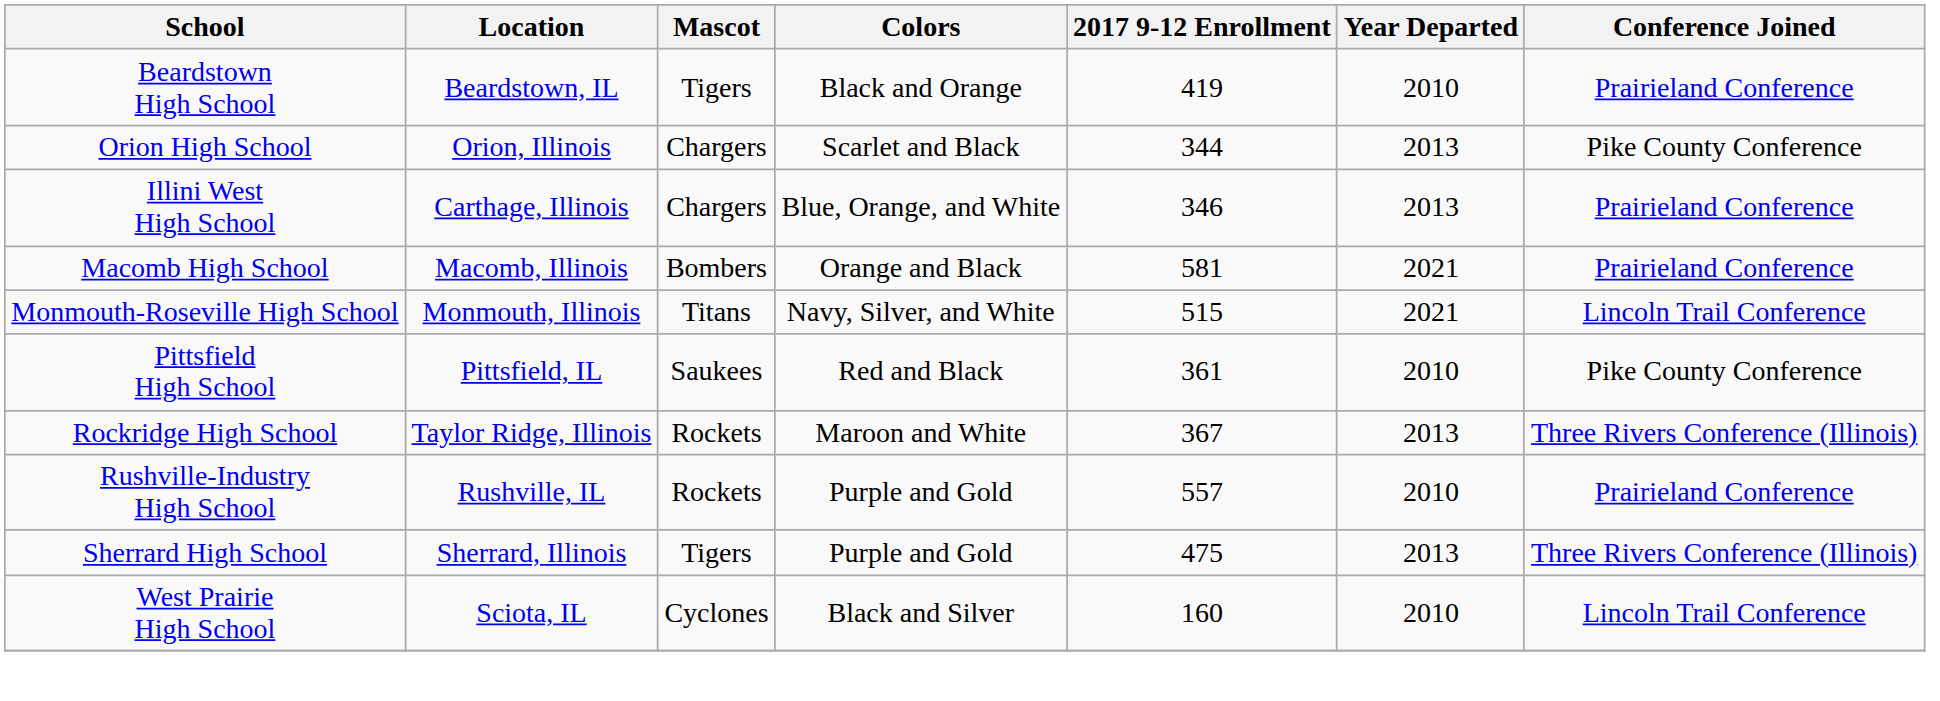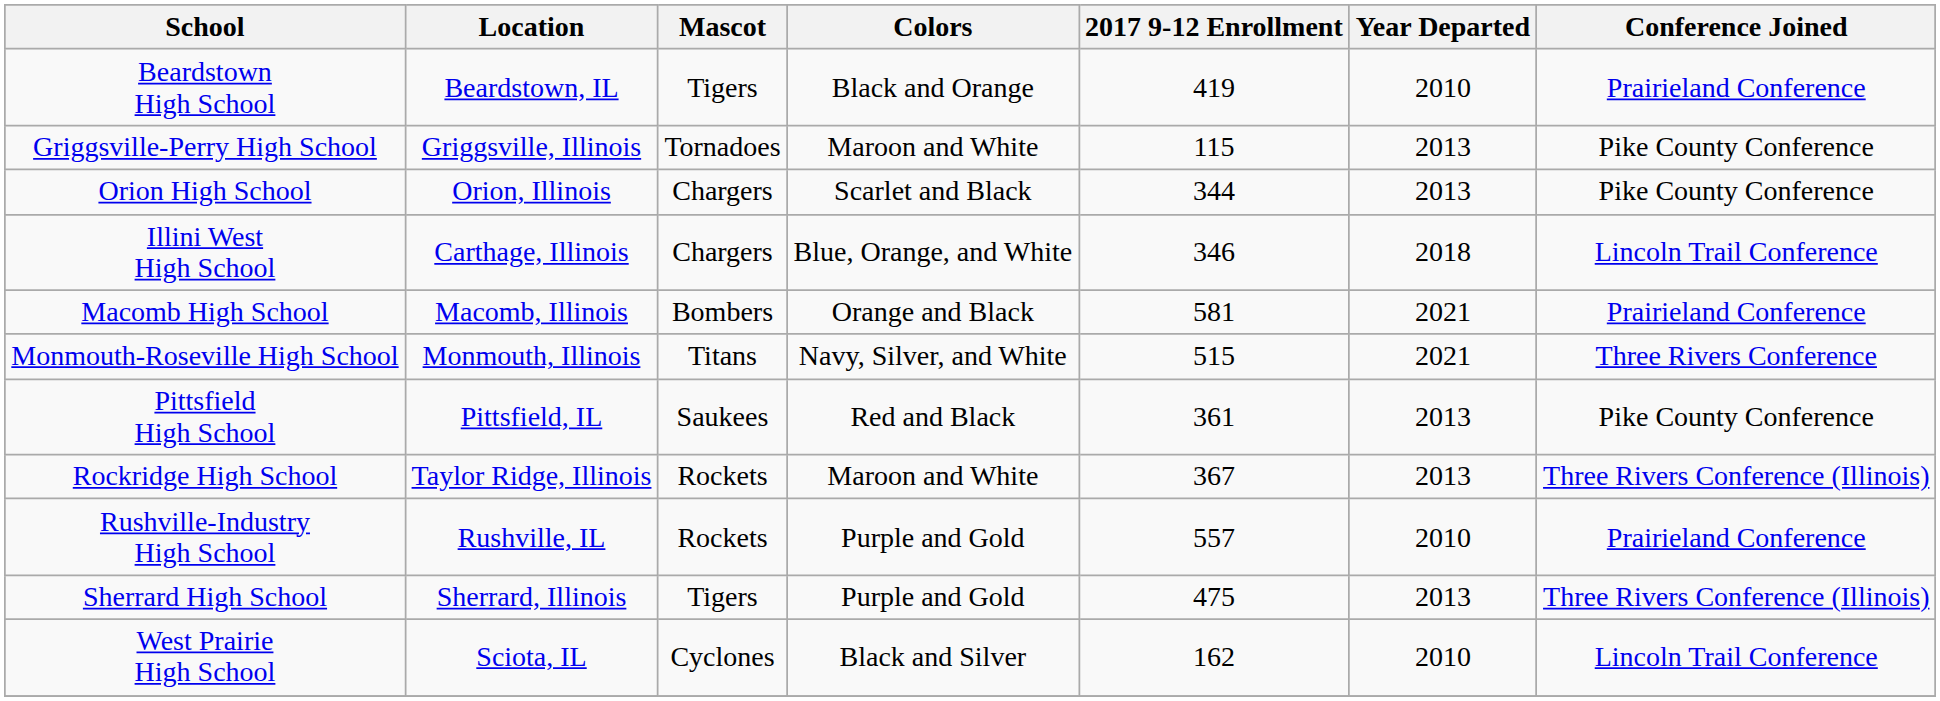+ row: (205, 147)
(1431, 207) 2013 -> (1443, 251) 2018
(1724, 207) Prairieland Conference -> (1736, 251) Lincoln Trail Conference
(1724, 311) Lincoln Trail Conference -> (1736, 356) Three Rivers Conference
(1431, 371) 2010 -> (1443, 416) 2013
(1202, 612) 160 -> (1214, 656) 162
